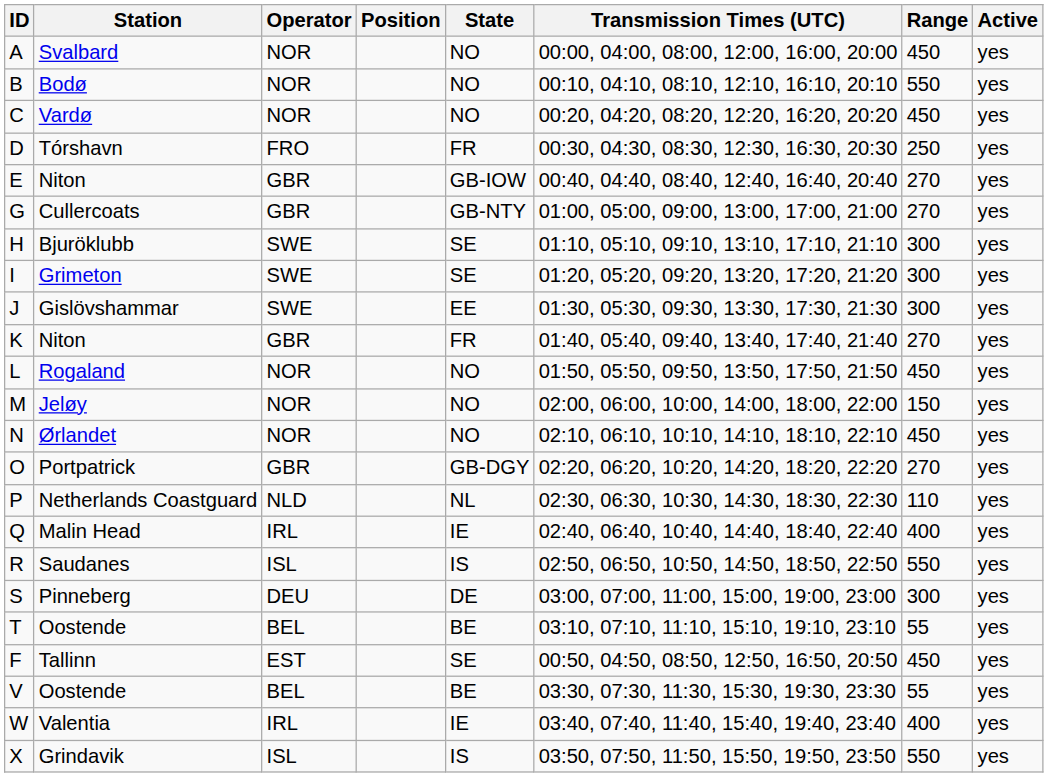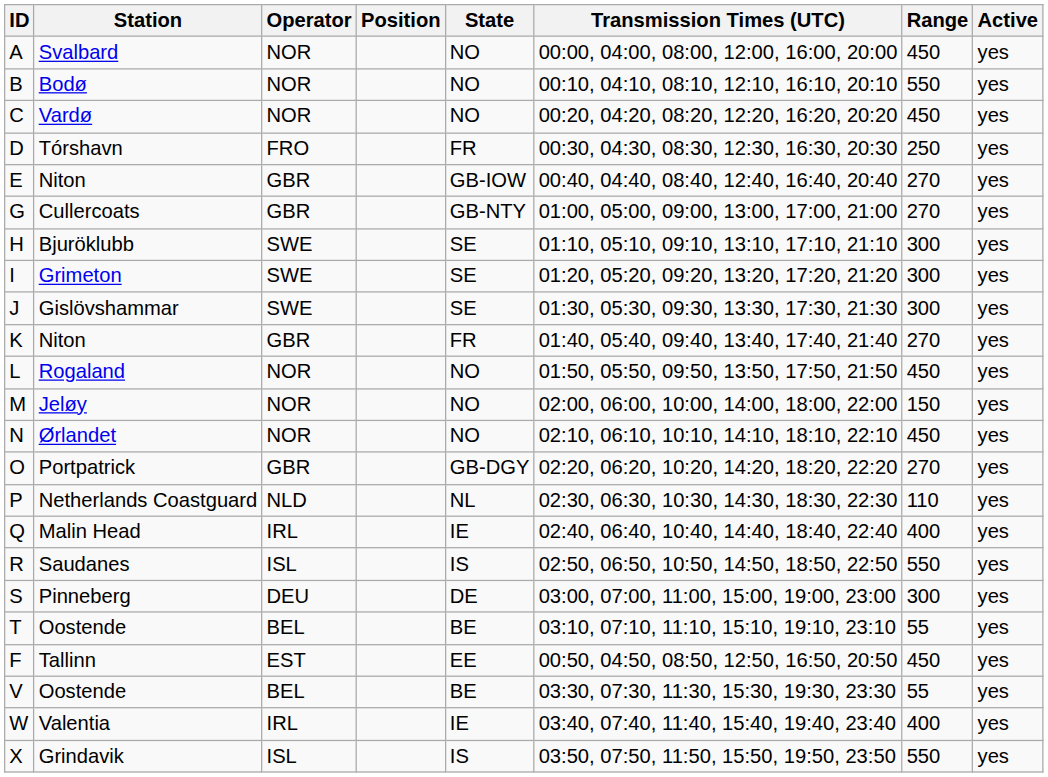(463, 308) EE -> (463, 308) SE
(463, 659) SE -> (463, 659) EE
